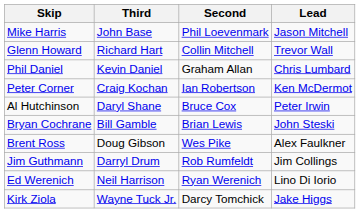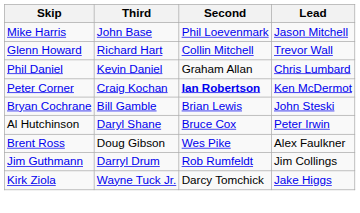(218, 87) normal -> (221, 87) bold
rows swapped: (43, 106) <-> (49, 124)
- row: (40, 180)
